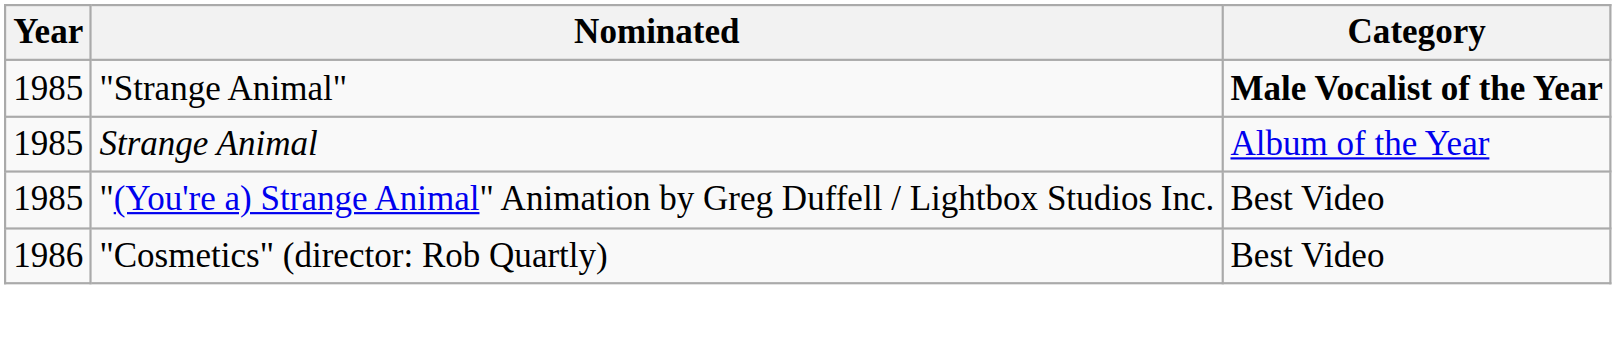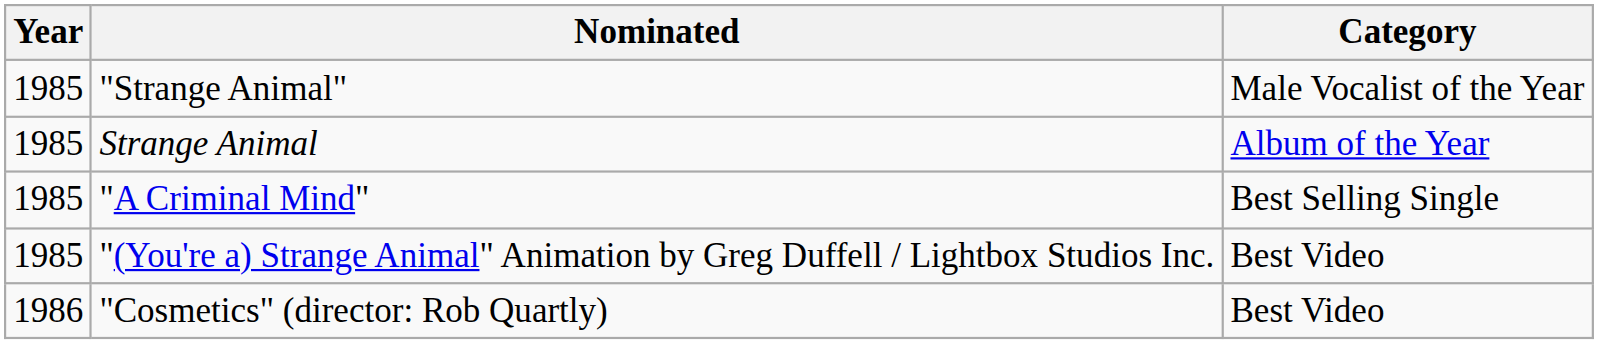(1417, 87) bold -> (1407, 87) normal
+ row: (234, 198)
